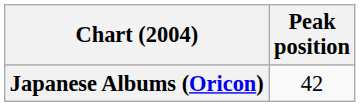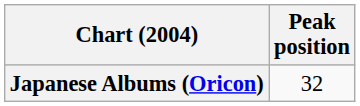(312, 82) 42 -> (312, 82) 32
